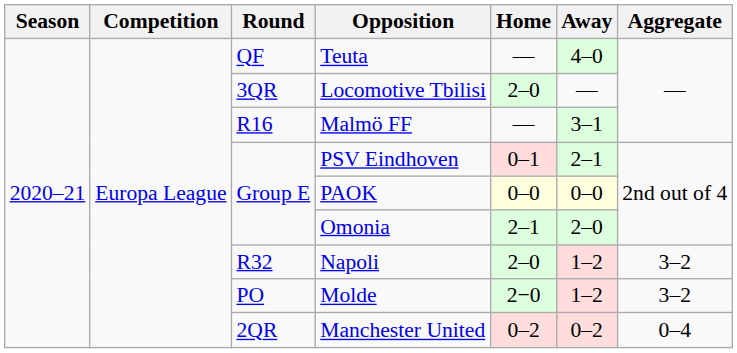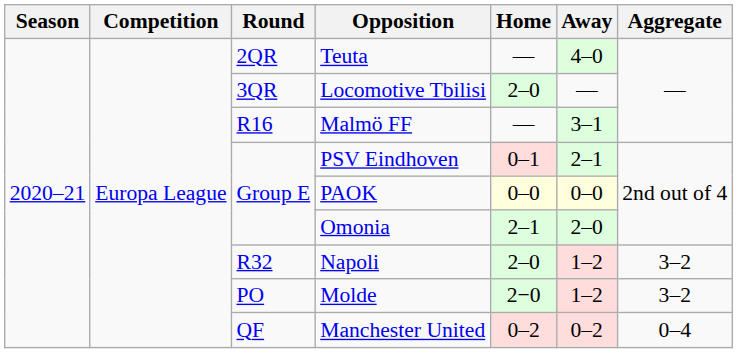(250, 55) QF -> (257, 55) 2QR
(257, 329) 2QR -> (250, 329) QF
